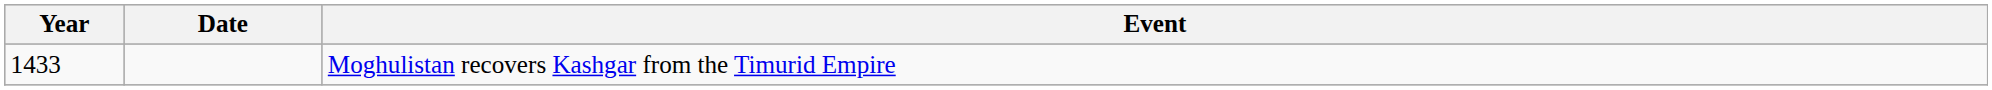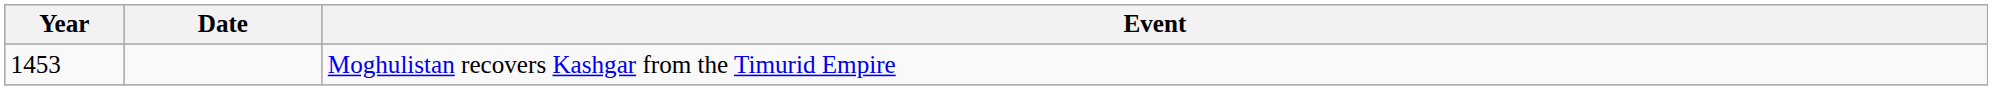(36, 64) 1433 -> (36, 64) 1453
